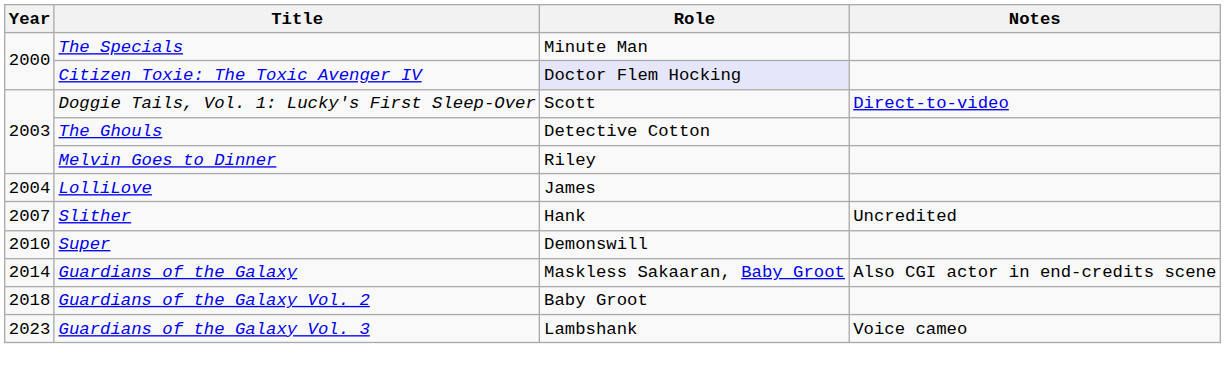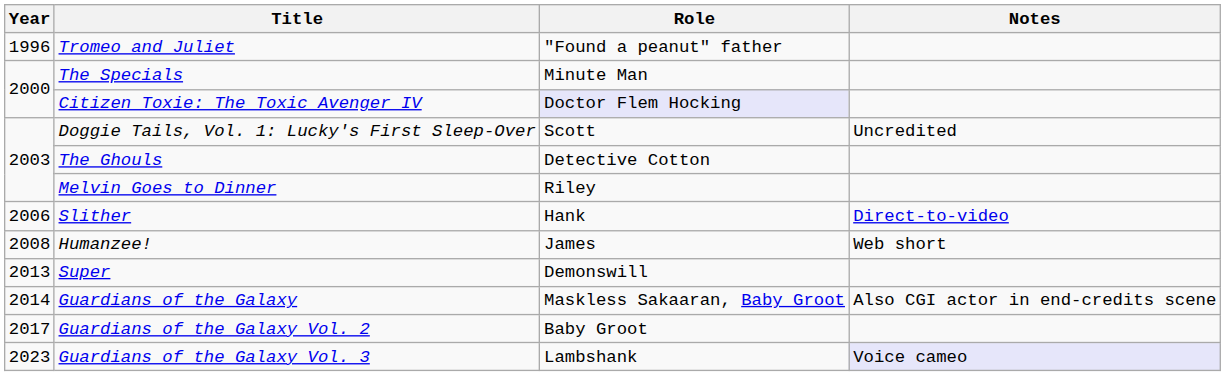+ row: (147, 47)
(931, 103) Direct-to-video -> (905, 131) Uncredited
- row: (105, 188)
(30, 216) 2007 -> (30, 216) 2006
(905, 216) Uncredited -> (931, 216) Direct-to-video
+ row: (105, 244)
(30, 244) 2010 -> (30, 272) 2013
(30, 301) 2018 -> (30, 329) 2017
(910, 329) no background -> (910, 357) lavender background
